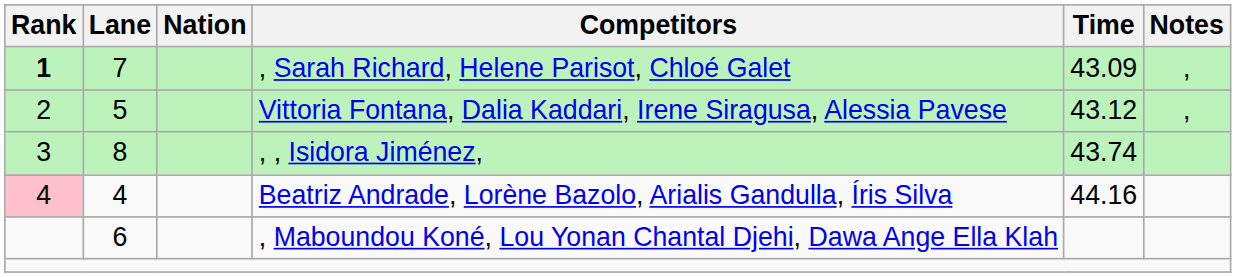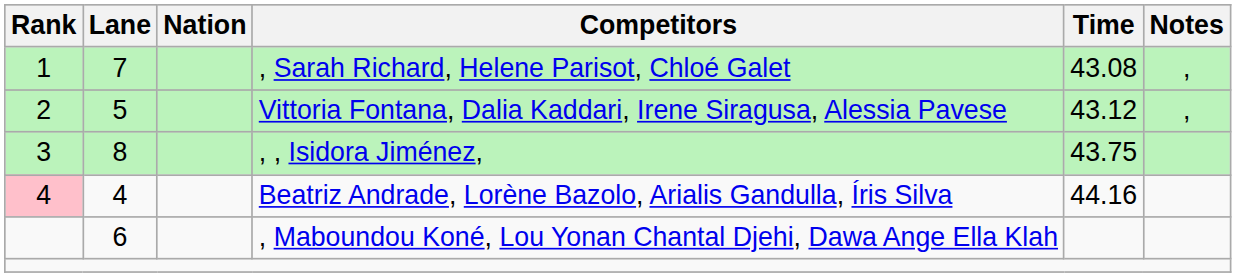(44, 68) bold -> (44, 68) normal
(1104, 68) 43.09 -> (1104, 68) 43.08
(1104, 152) 43.74 -> (1104, 152) 43.75
